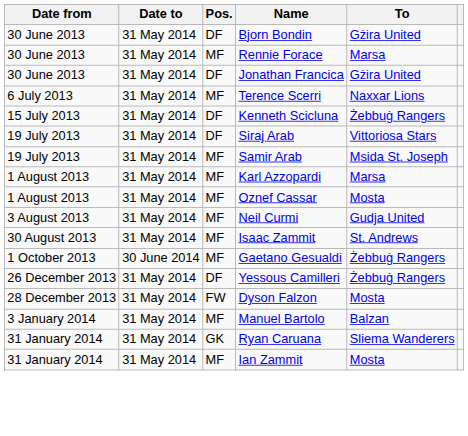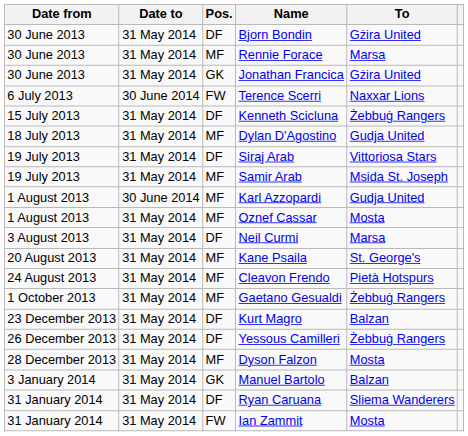(214, 75) DF -> (215, 75) GK
(159, 95) 31 May 2014 -> (161, 95) 30 June 2014
(215, 95) MF -> (216, 95) FW
+ row: (287, 136)
(159, 177) 31 May 2014 -> (161, 197) 30 June 2014
(368, 177) Marsa -> (387, 197) Gudja United
(215, 217) MF -> (214, 237) DF
(387, 217) Gudja United -> (368, 237) Marsa
+ row: (273, 258)
+ row: (284, 278)
- row: (277, 237)
(161, 258) 30 June 2014 -> (159, 298) 31 May 2014
+ row: (270, 319)
(216, 298) FW -> (215, 359) MF
(215, 319) MF -> (215, 380) GK
(215, 339) GK -> (214, 400) DF
(215, 359) MF -> (216, 420) FW
